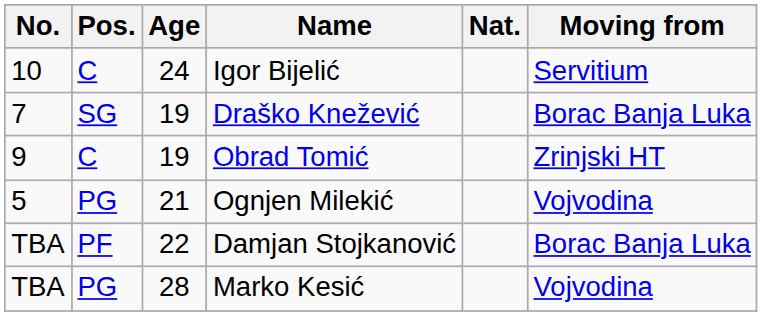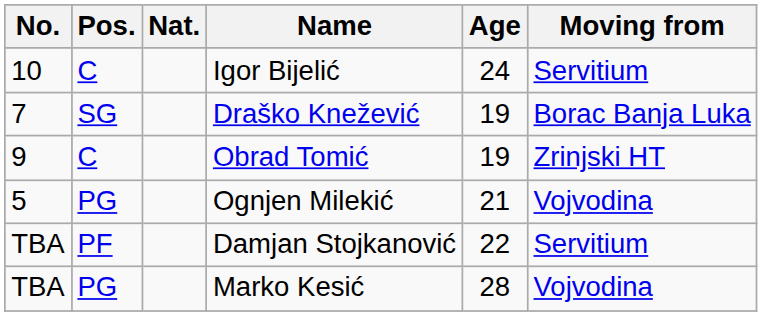columns swapped: (495, 26) <-> (174, 26)
(642, 244) Borac Banja Luka -> (591, 244) Servitium
